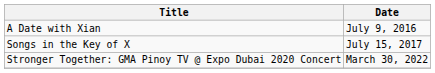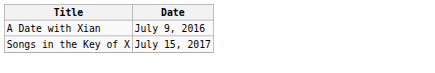- row: (174, 60)
